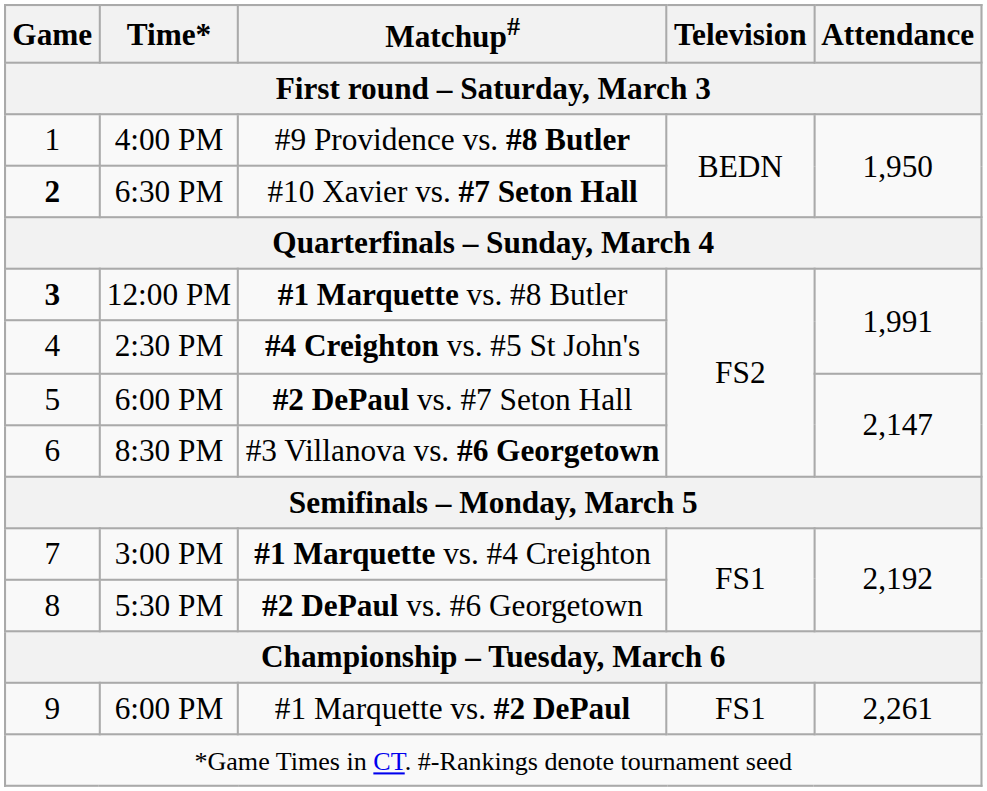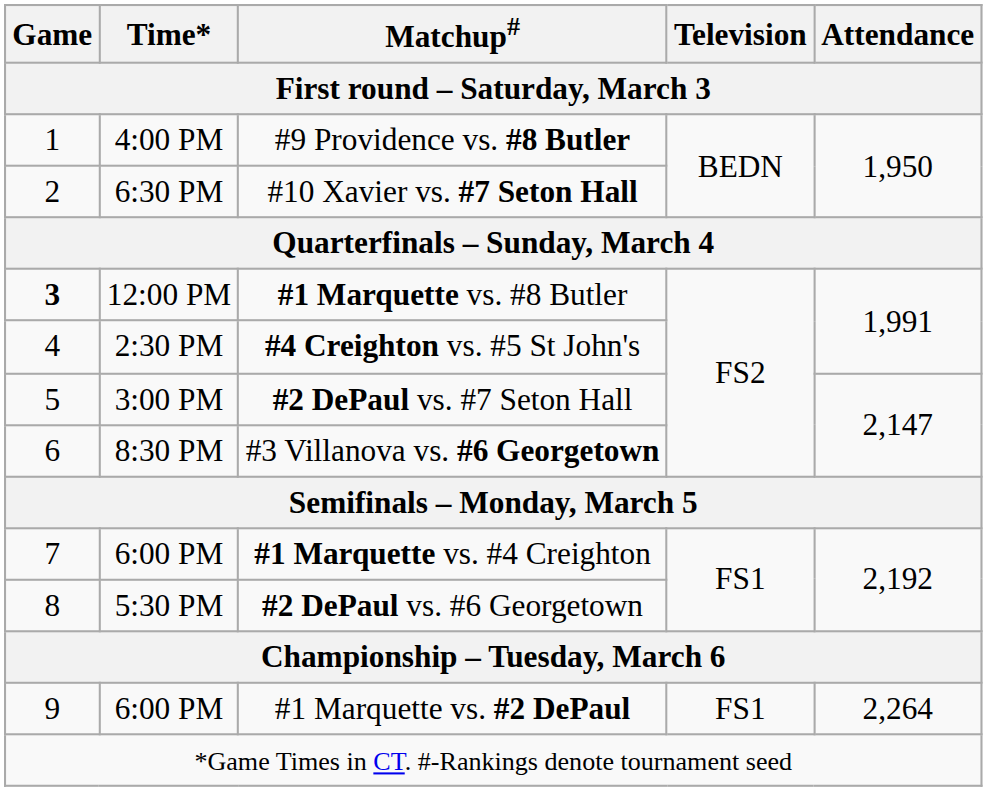(52, 191) bold -> (52, 191) normal
(169, 398) 6:00 PM -> (169, 398) 3:00 PM
(169, 553) 3:00 PM -> (169, 553) 6:00 PM
(898, 707) 2,261 -> (898, 707) 2,264
